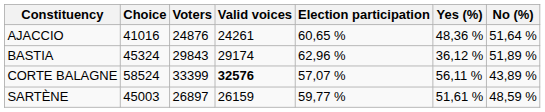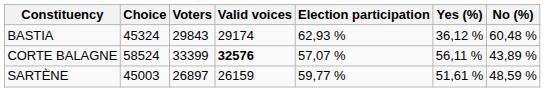- row: (35, 35)
(322, 55) 62,96 % -> (322, 35) 62,93 %
(513, 55) 51,89 % -> (513, 35) 60,48 %
